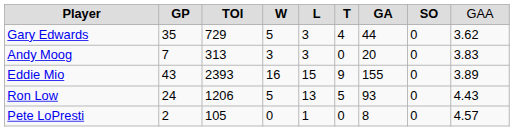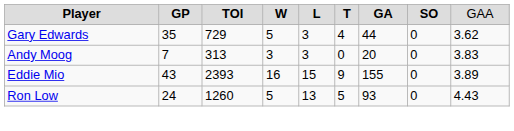(219, 95) 1206 -> (219, 95) 1260
- row: (46, 116)
